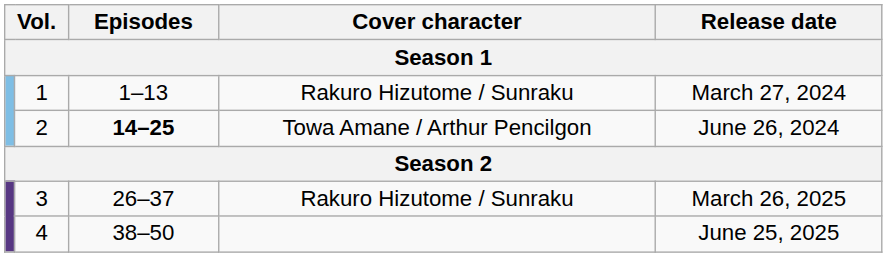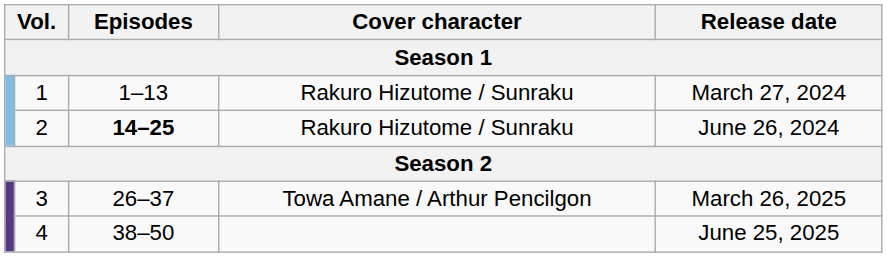(437, 127) Towa Amane / Arthur Pencilgon -> (437, 127) Rakuro Hizutome / Sunraku
(437, 198) Rakuro Hizutome / Sunraku -> (437, 198) Towa Amane / Arthur Pencilgon
